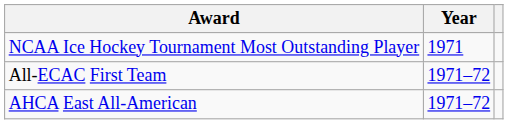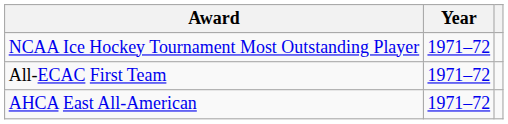(445, 47) 1971 -> (459, 47) 1971–72
